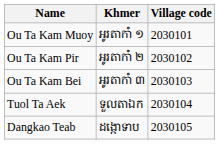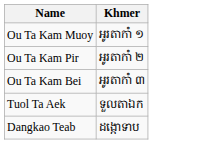- column: (181, 13)
